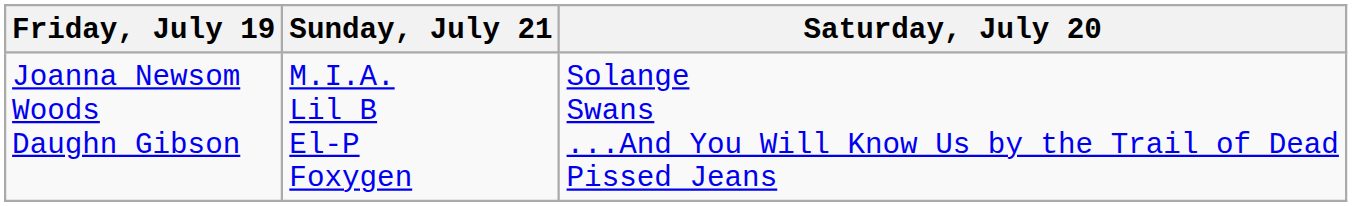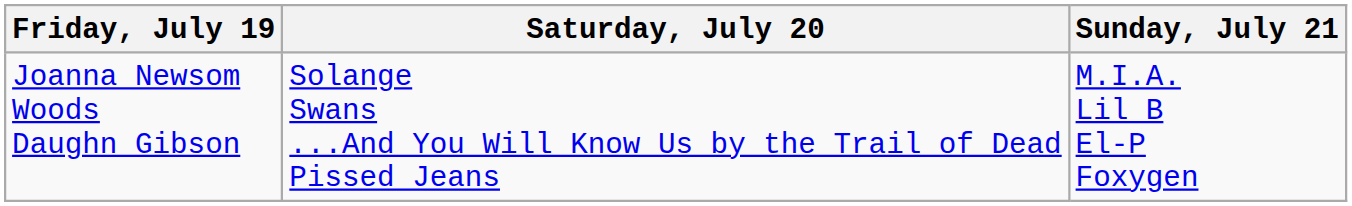columns swapped: (953, 29) <-> (421, 29)
